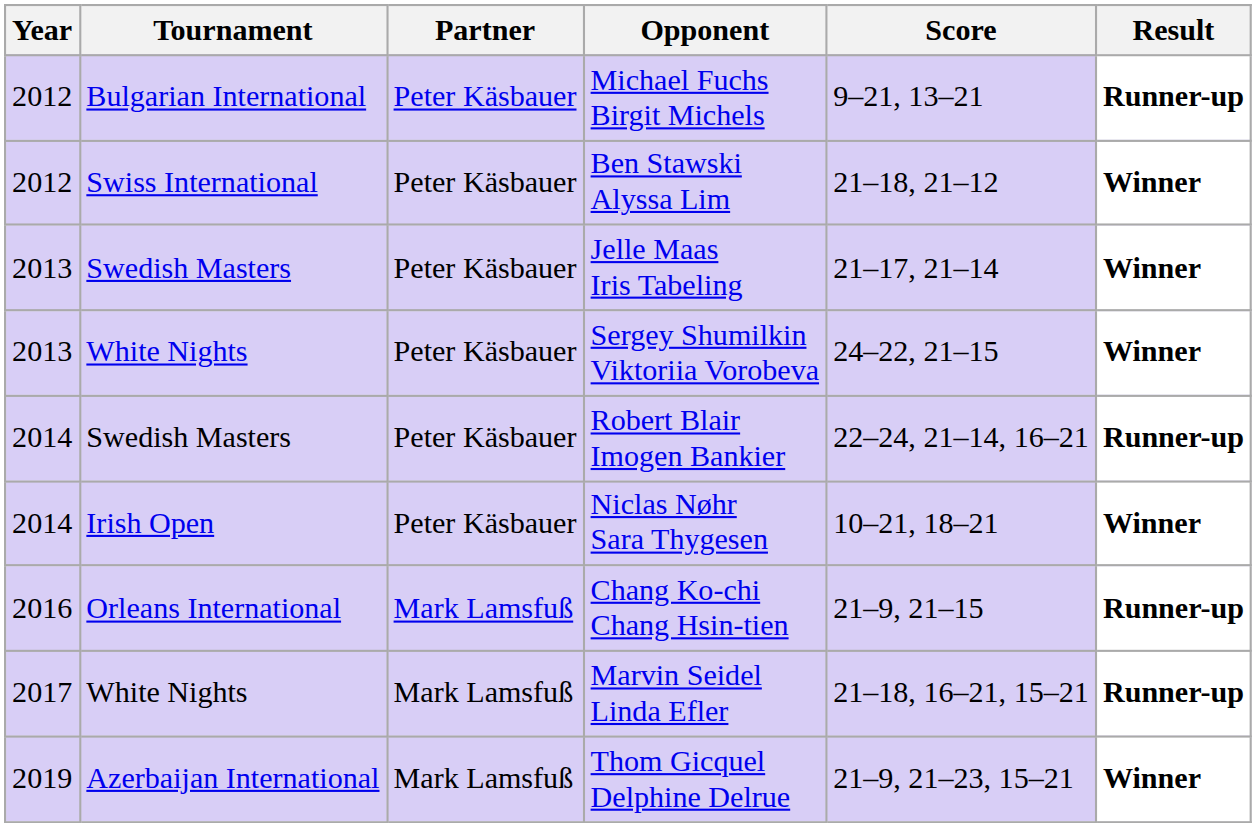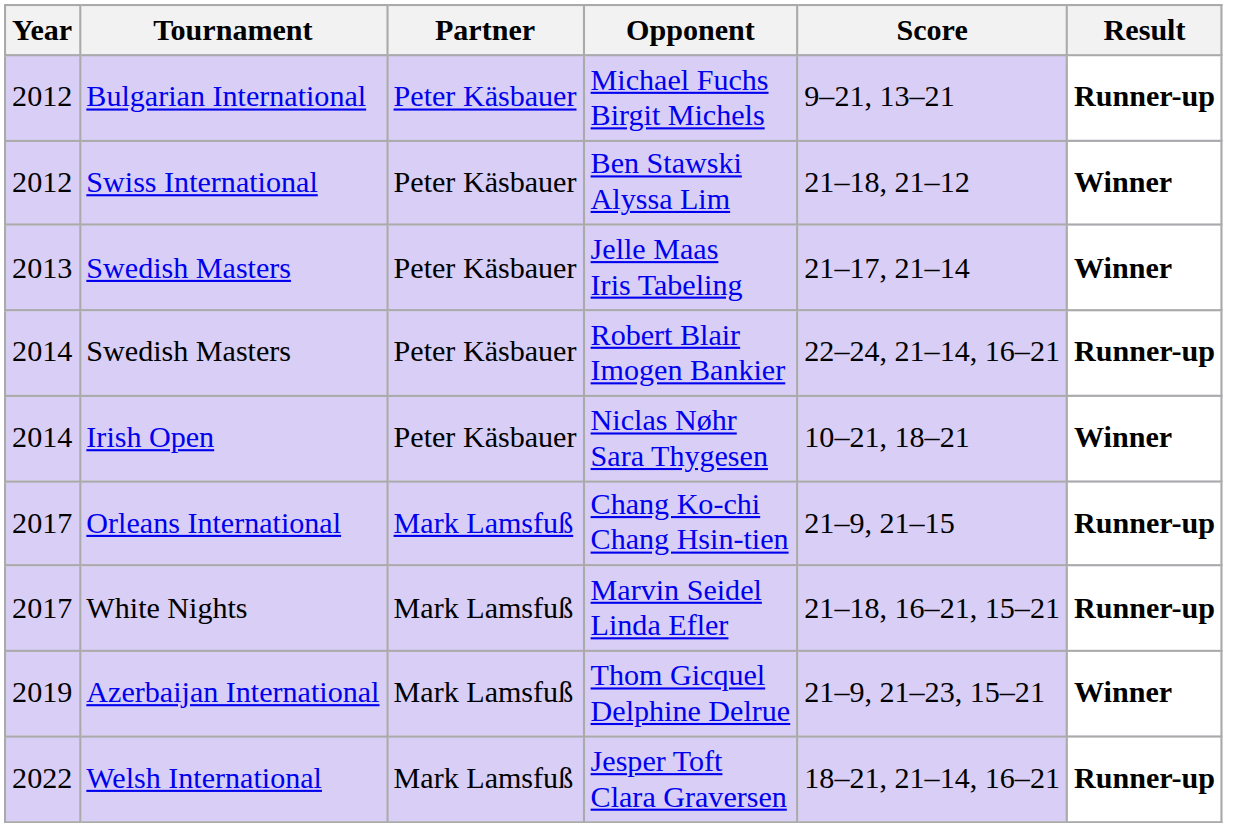- row: (705, 352)
(42, 608) 2016 -> (42, 522) 2017
+ row: (689, 778)
